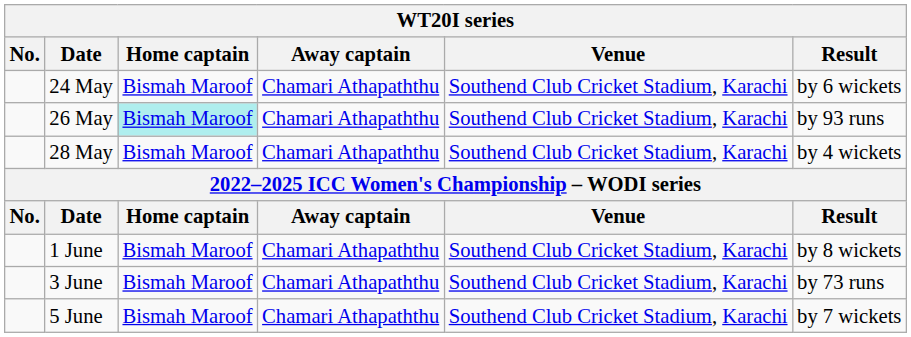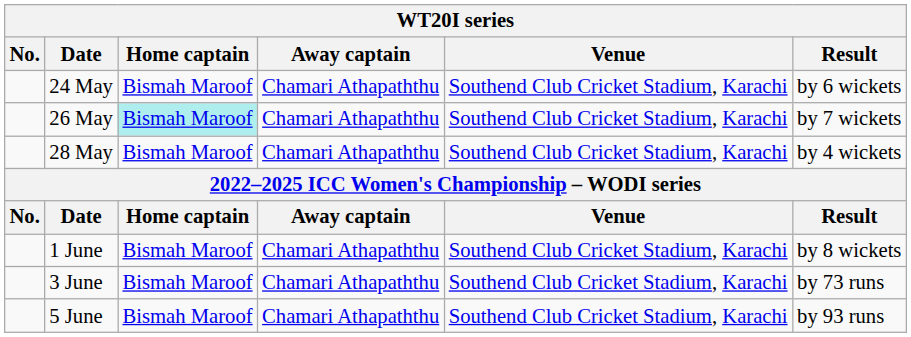(841, 119) by 93 runs -> (849, 119) by 7 wickets
(849, 315) by 7 wickets -> (841, 315) by 93 runs
